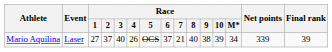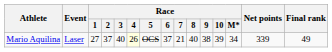(306, 40) 39 -> (306, 40) 49
